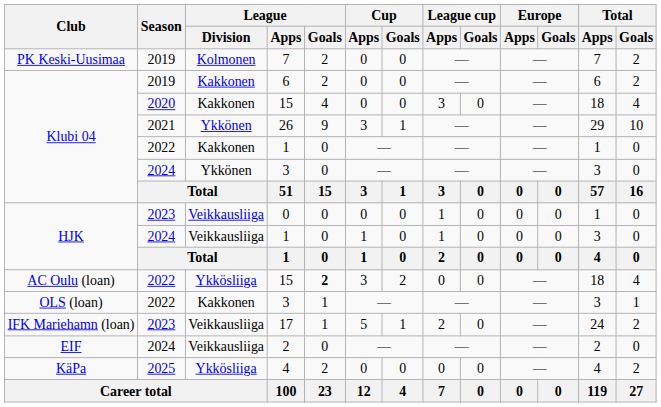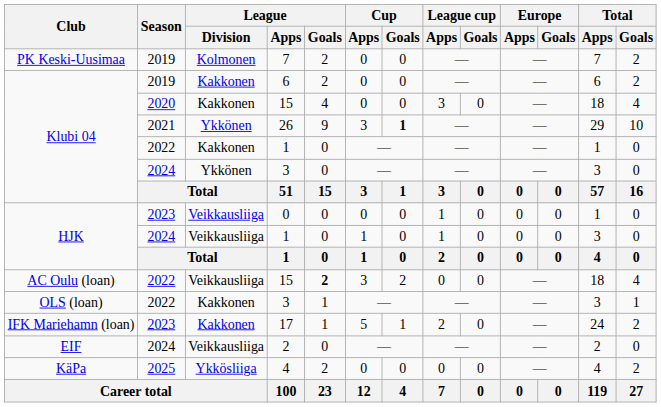(403, 125) normal -> (403, 125) bold
(226, 280) Ykkösliiga -> (226, 280) Veikkausliiga
(226, 324) Veikkausliiga -> (226, 324) Kakkonen
